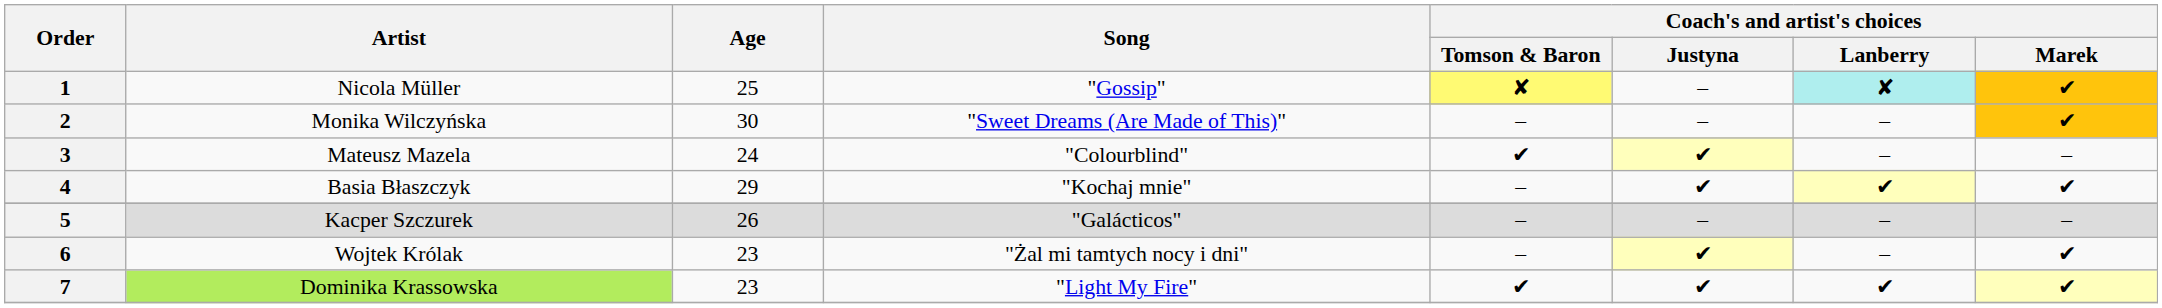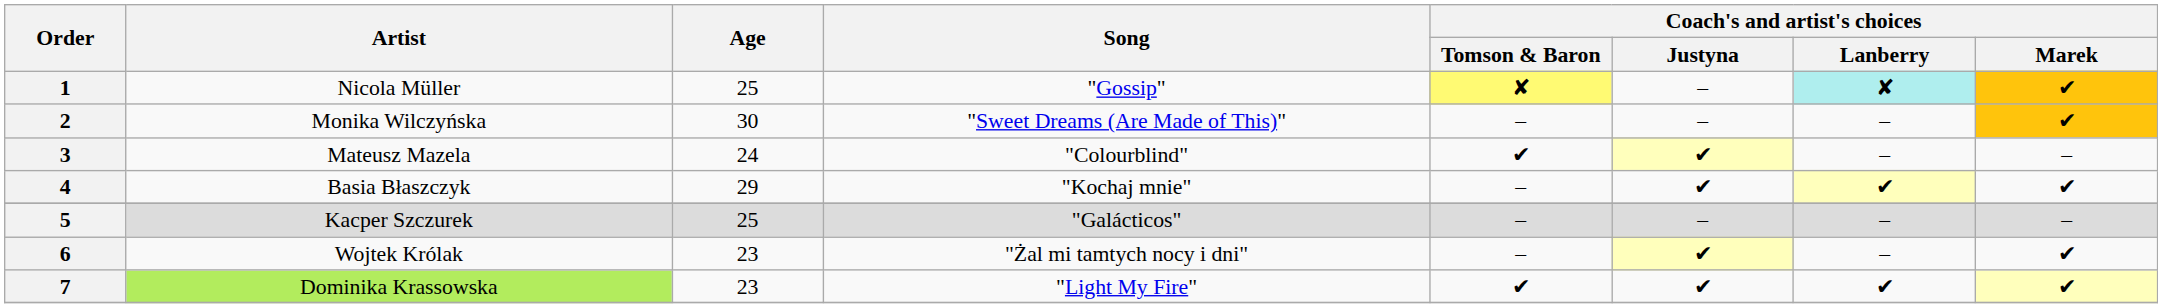(748, 220) 26 -> (748, 220) 25
